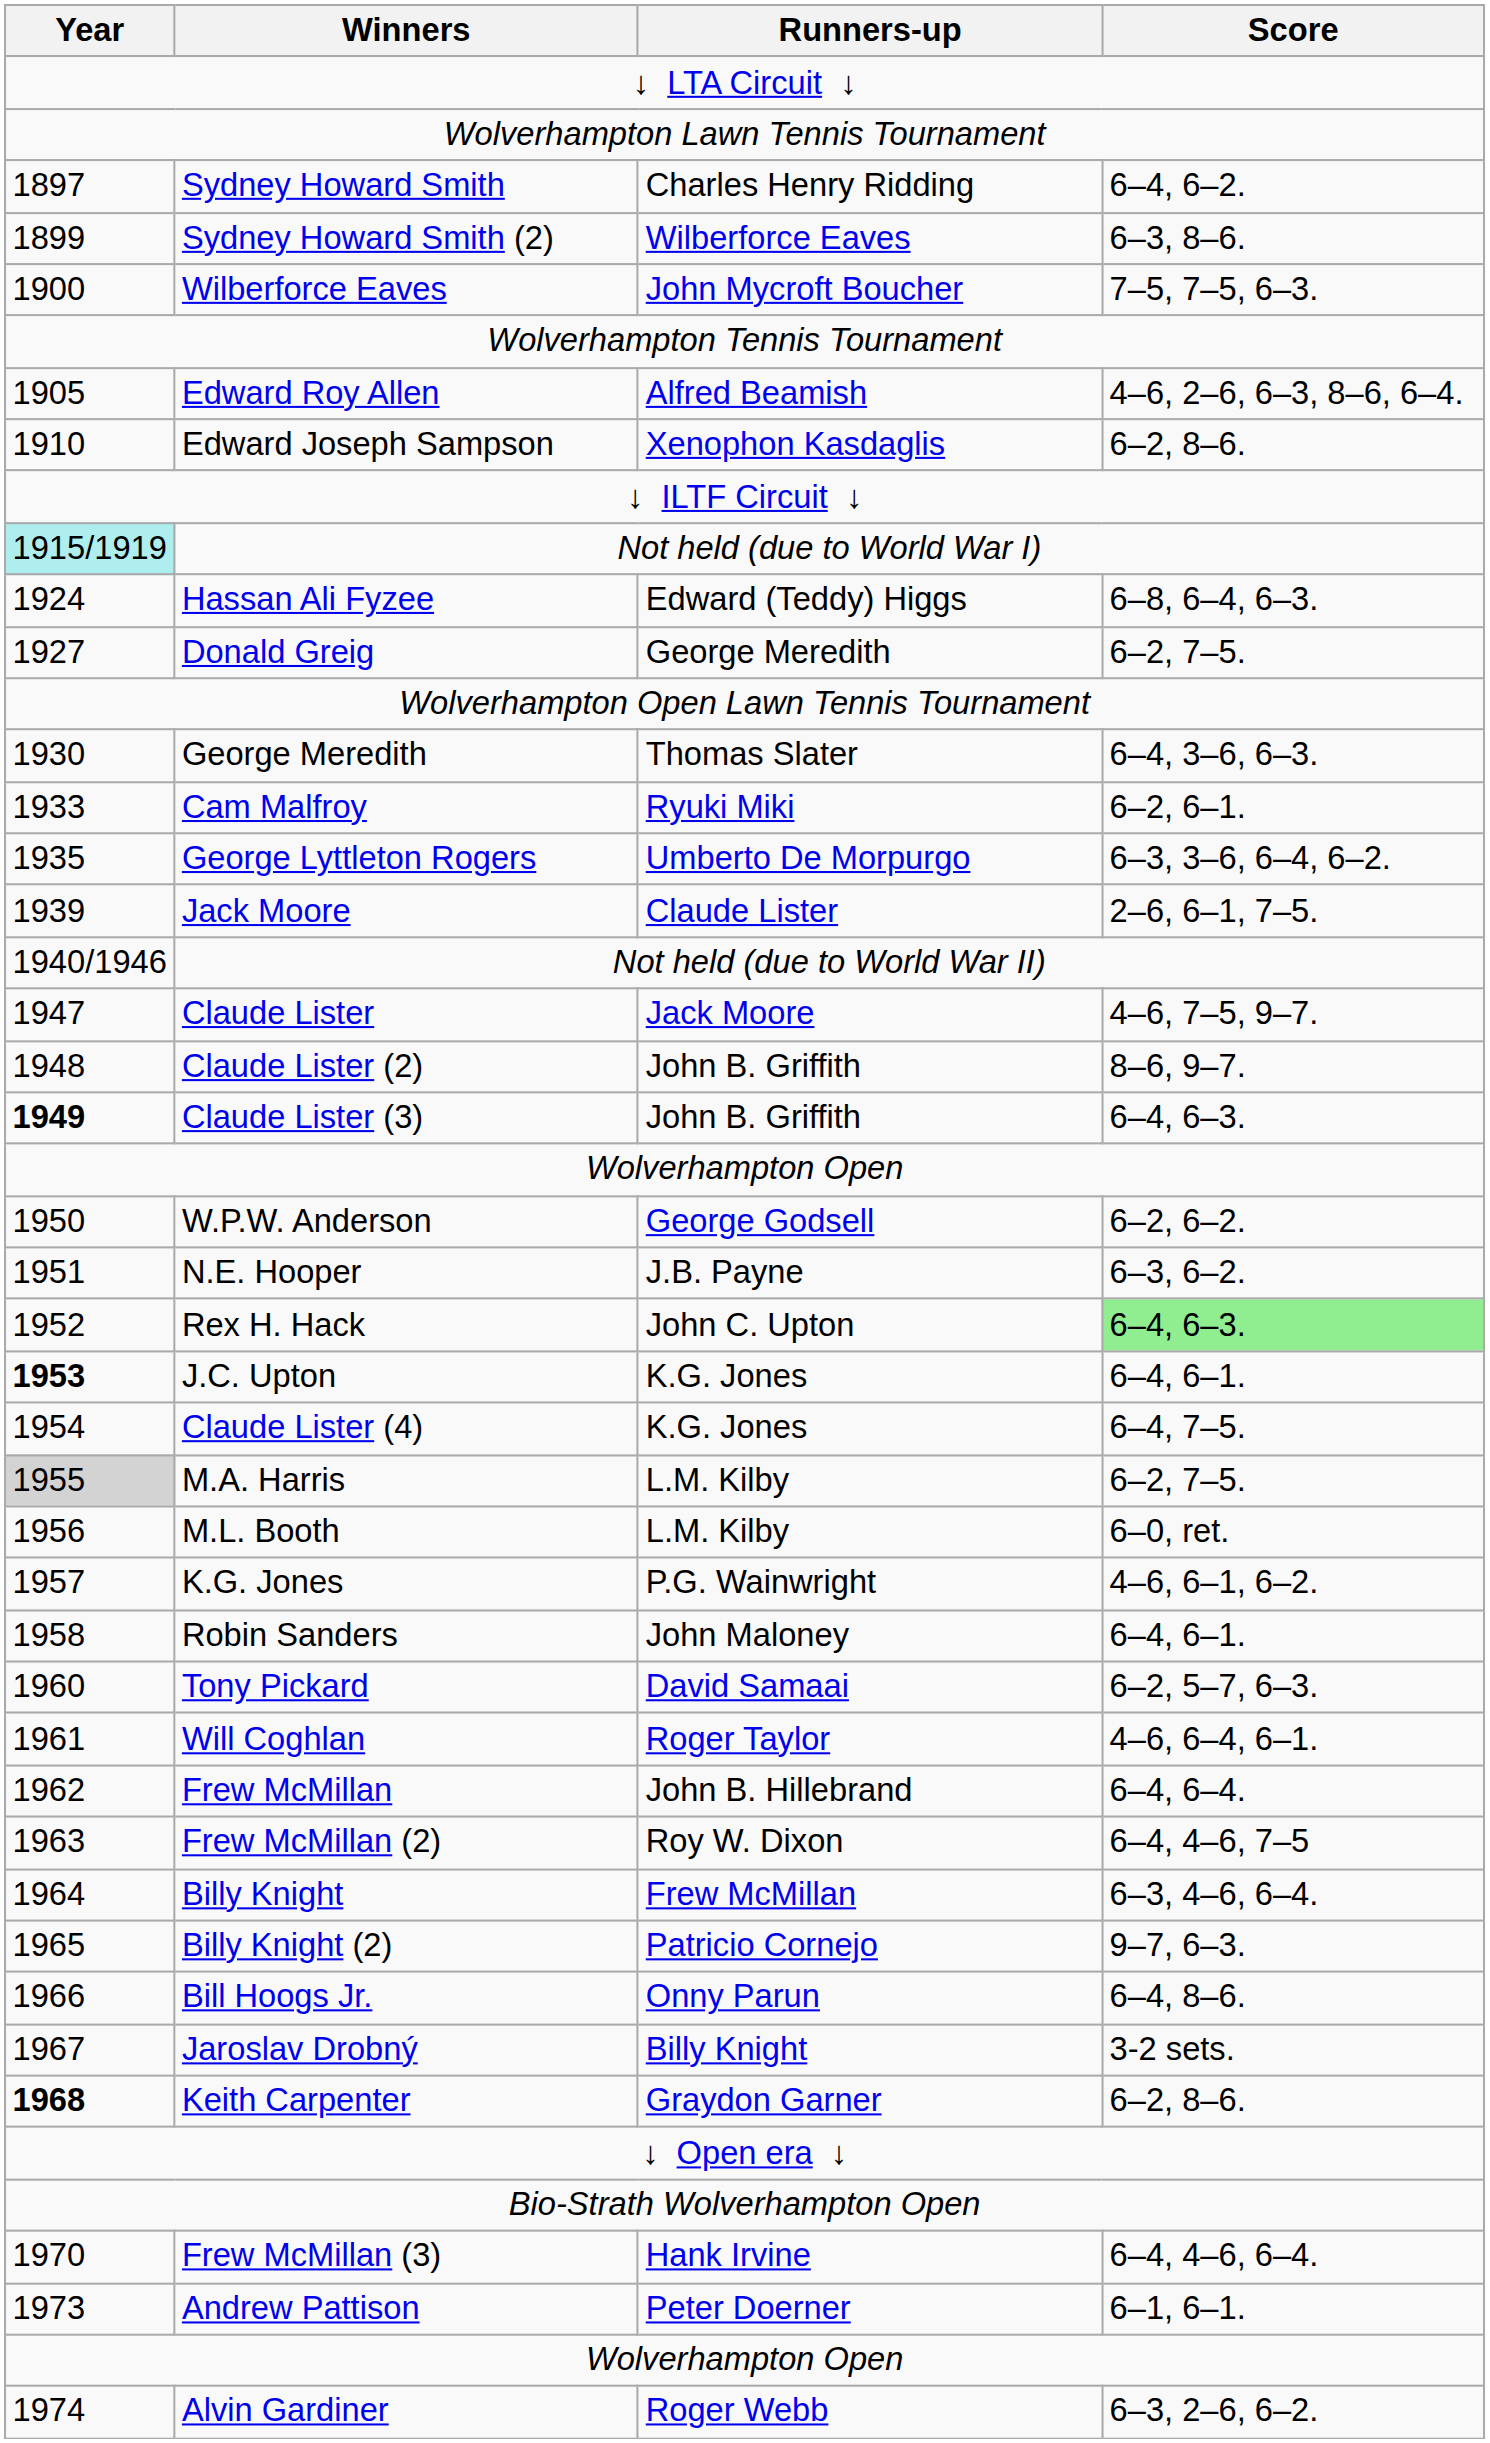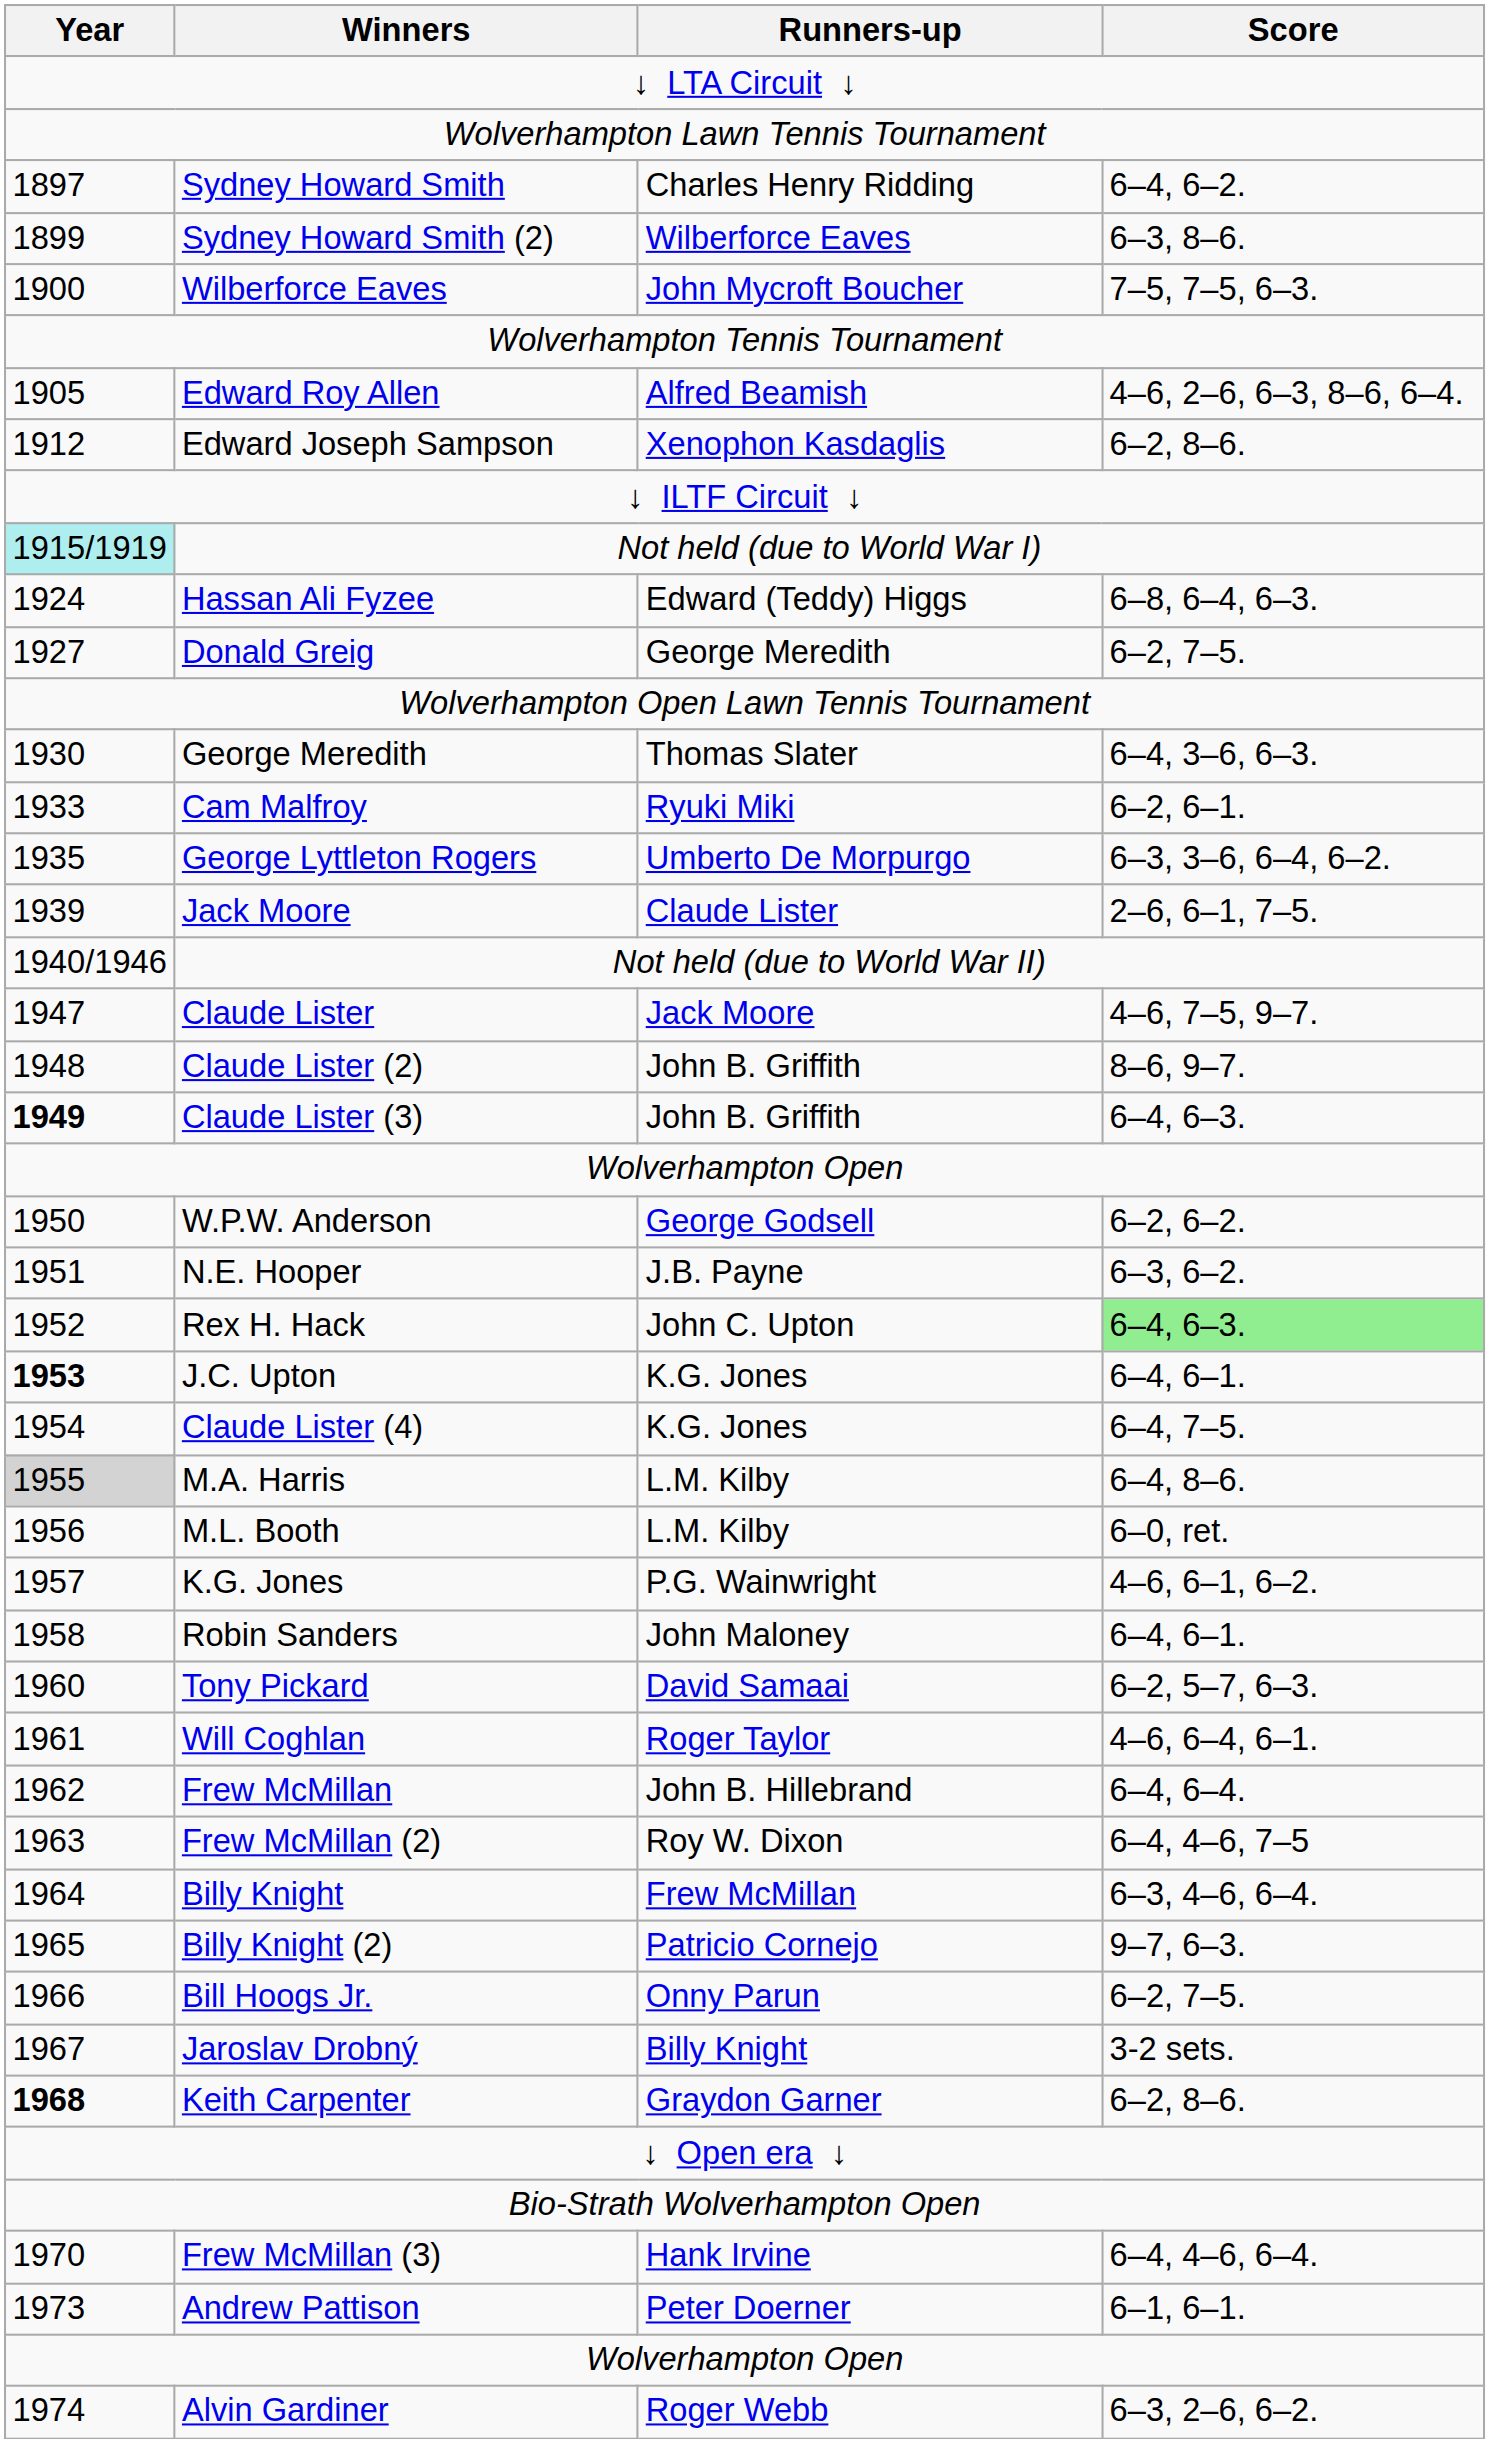(49, 444) 1910 -> (49, 444) 1912
(1178, 1479) 6–2, 7–5. -> (1178, 1479) 6–4, 8–6.
(1178, 1997) 6–4, 8–6. -> (1178, 1997) 6–2, 7–5.
